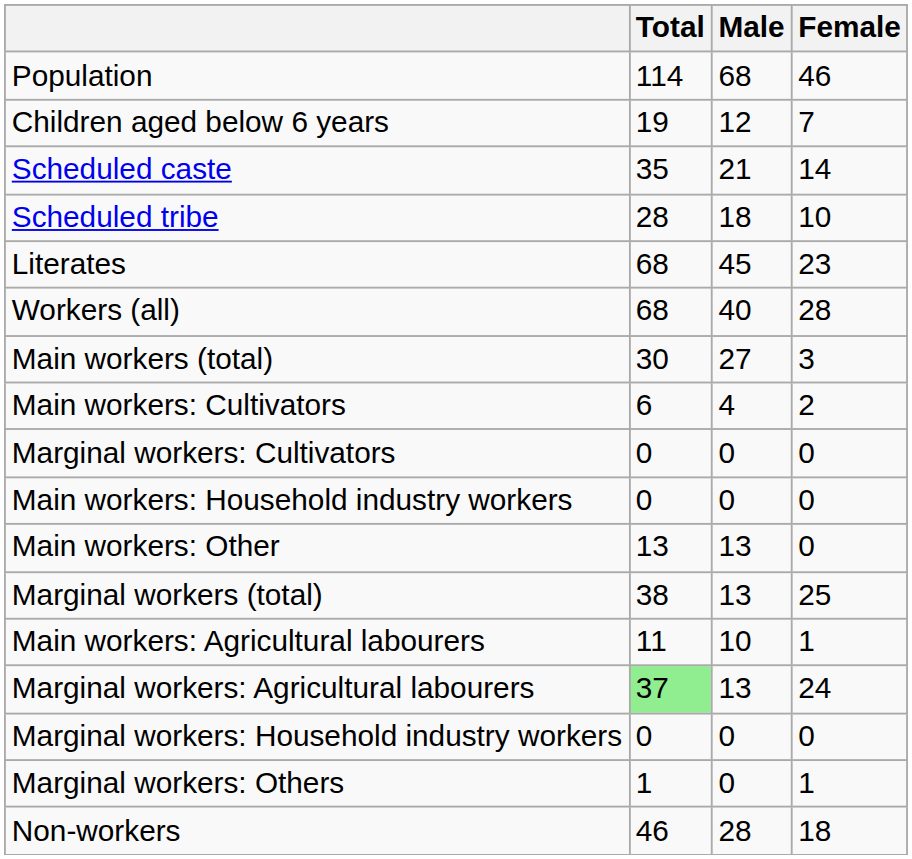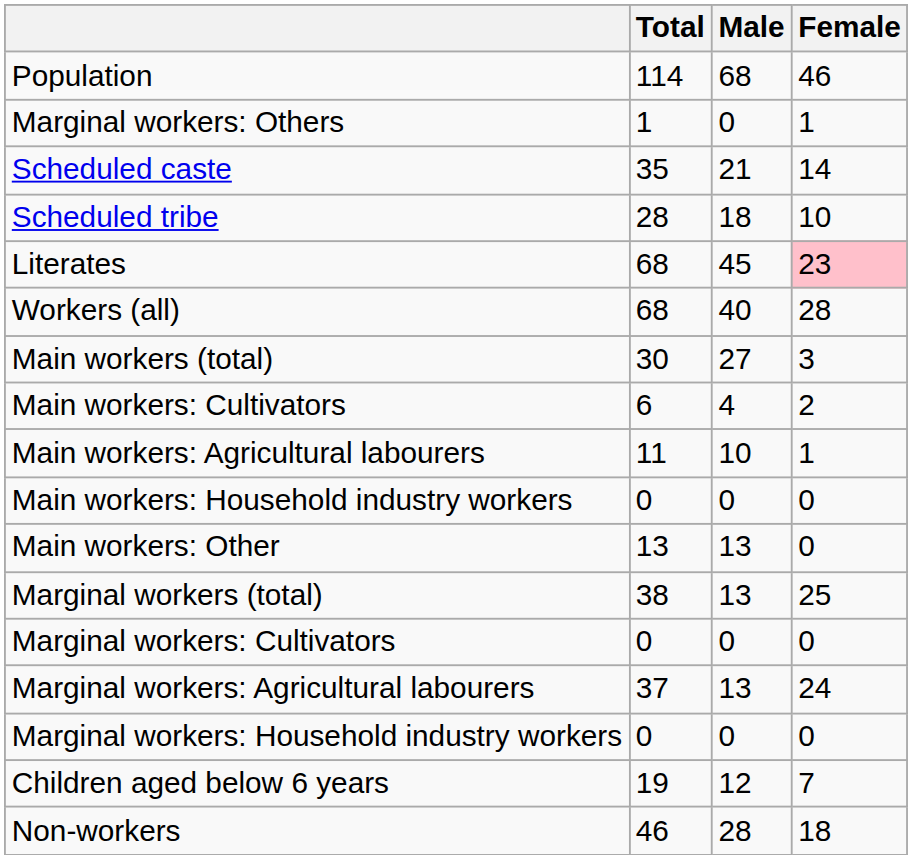rows swapped: (200, 122) <-> (178, 783)
(815, 264) no background -> (815, 264) pink background
rows swapped: (248, 641) <-> (204, 452)
(652, 688) lightgreen background -> (652, 688) no background
